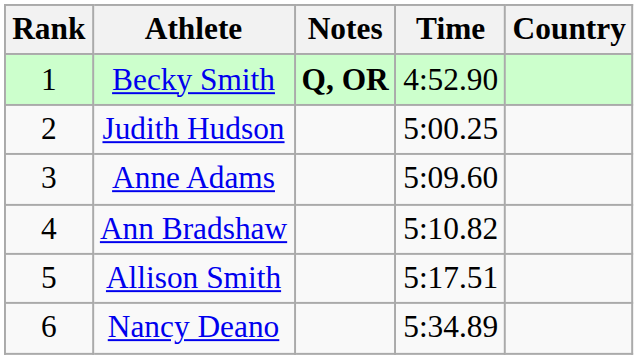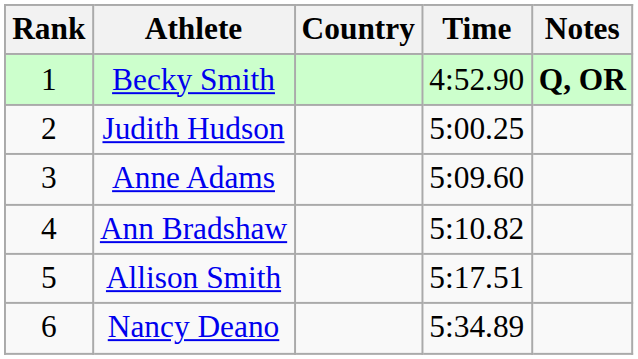columns swapped: (569, 29) <-> (345, 29)
